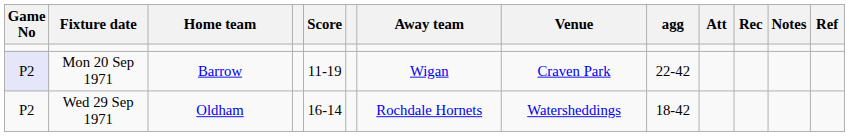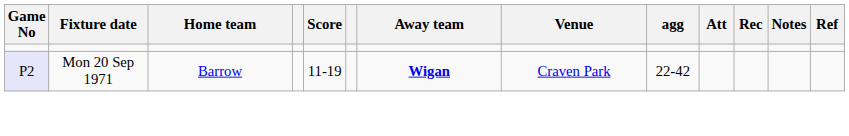(429, 71) normal -> (429, 71) bold
- row: (98, 111)
